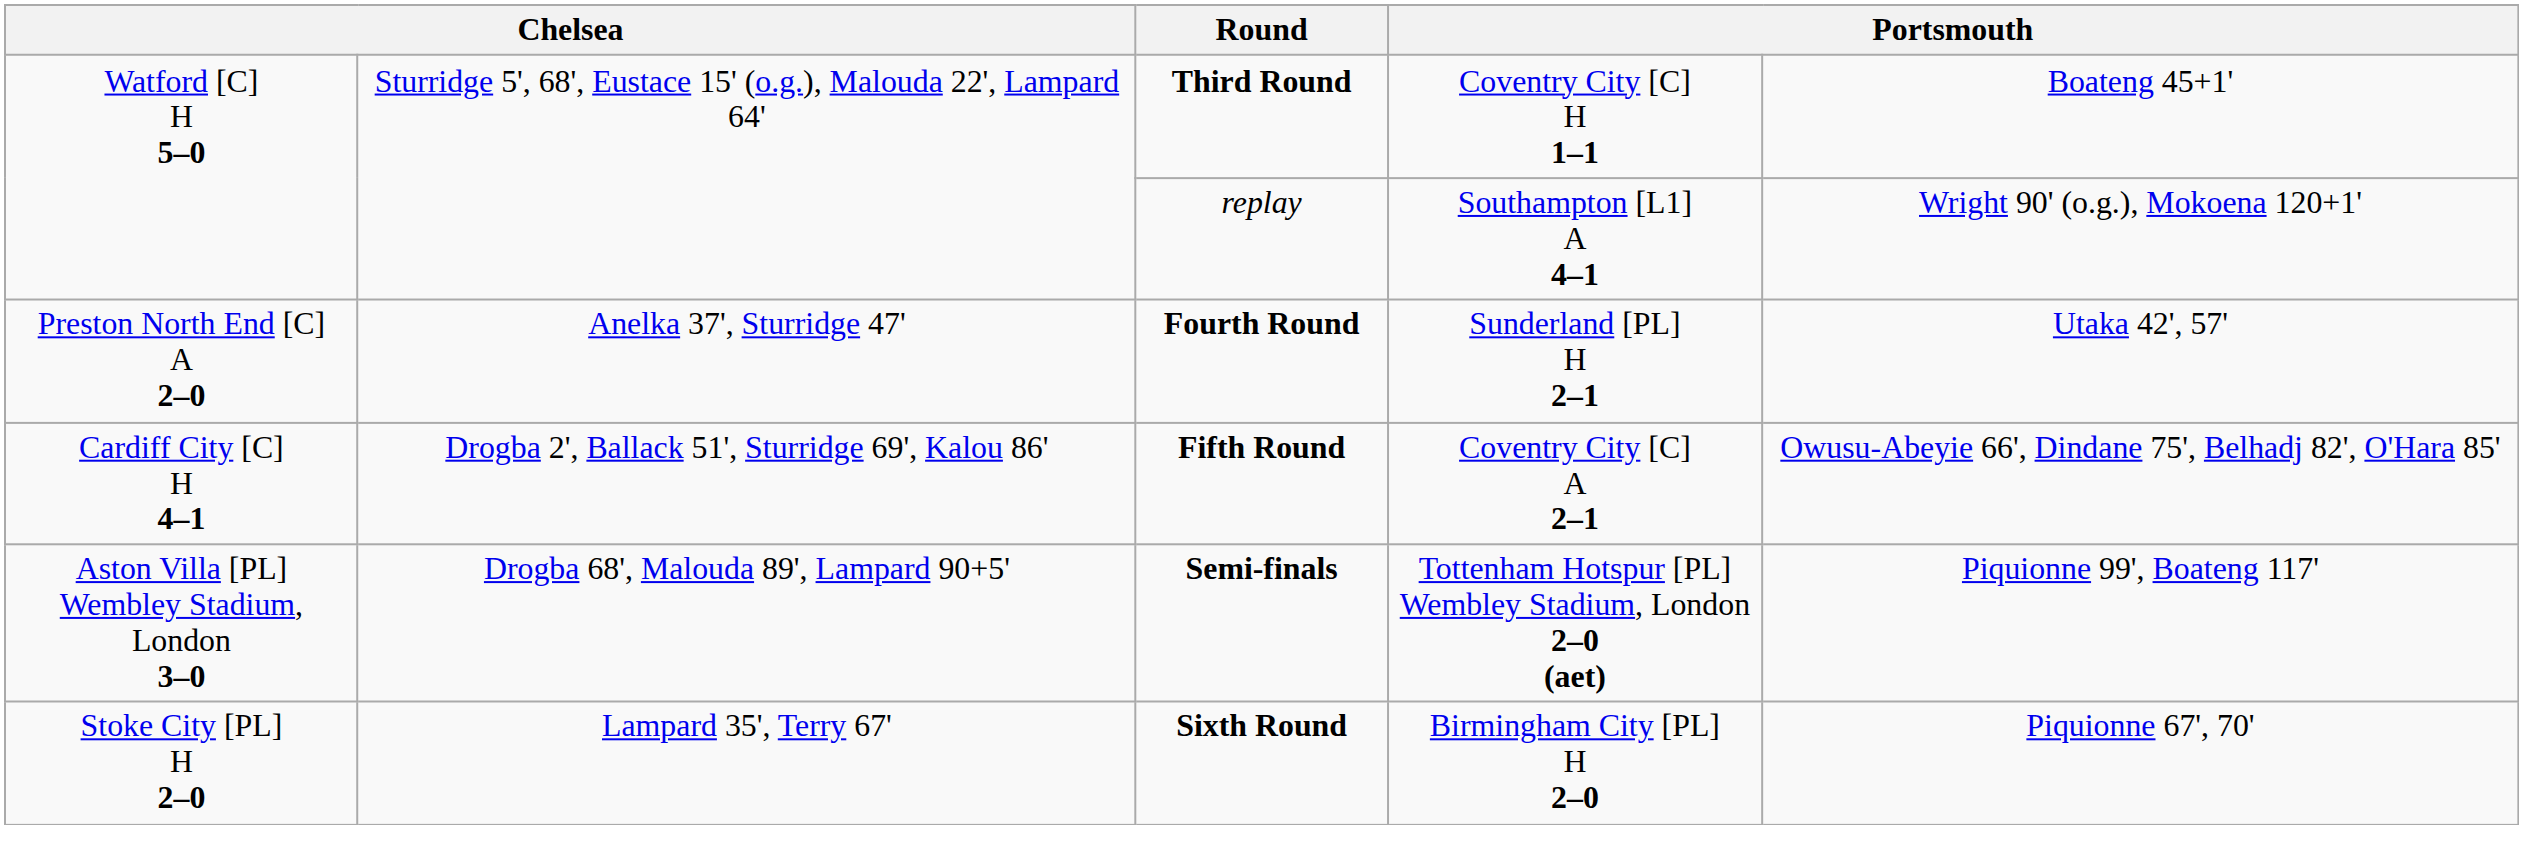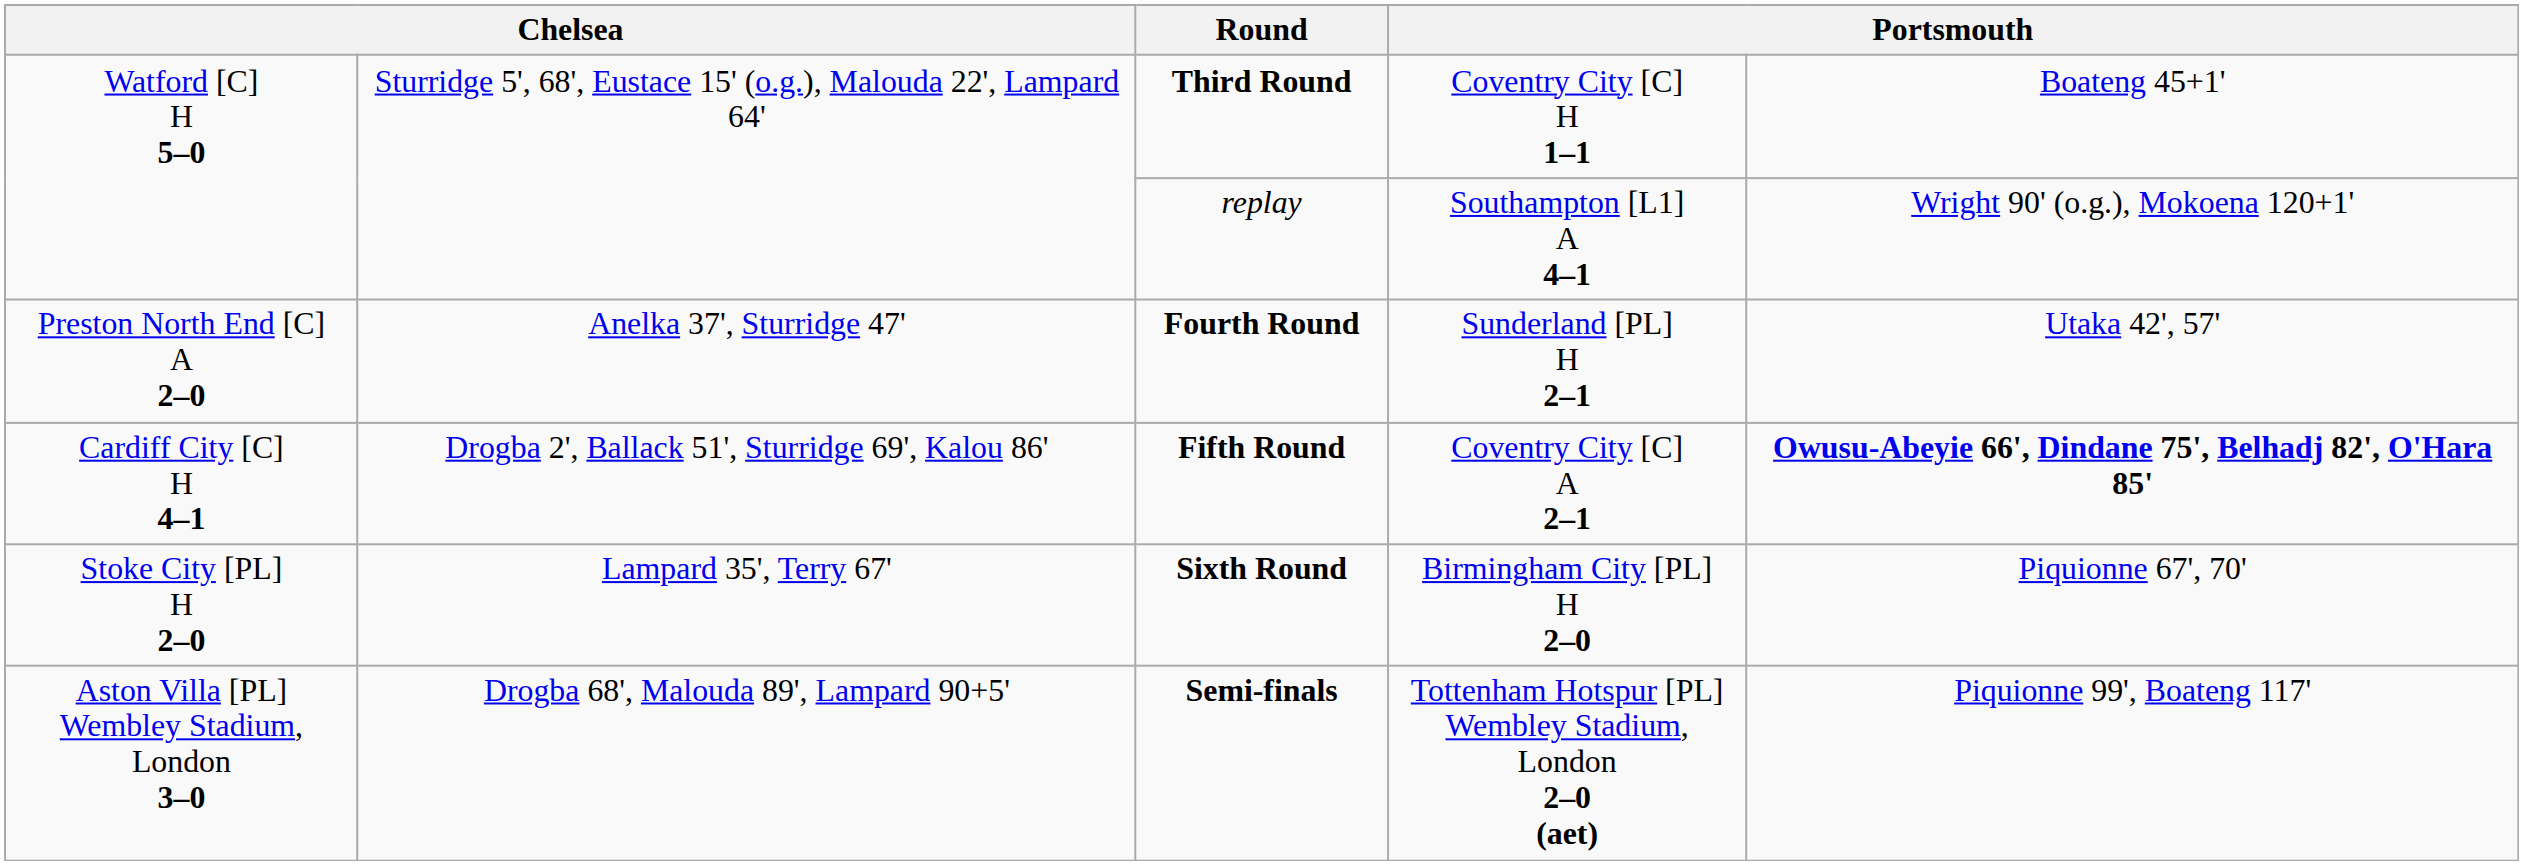(2140, 446) normal -> (2133, 464) bold
rows swapped: (1262, 726) <-> (1262, 568)
